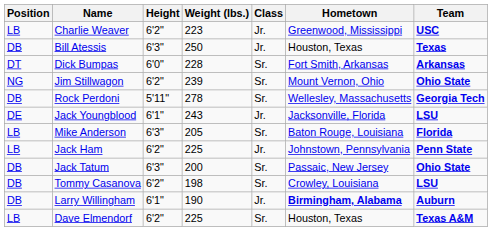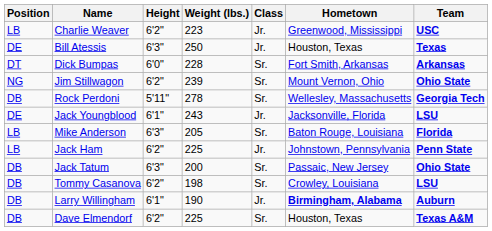(14, 47) DB -> (14, 47) DE
(14, 218) LB -> (14, 218) DB
